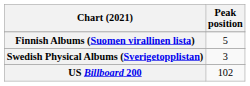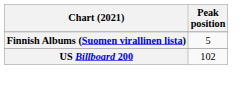- row: (105, 56)
